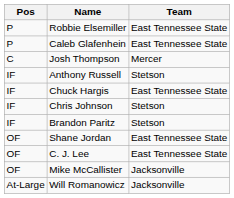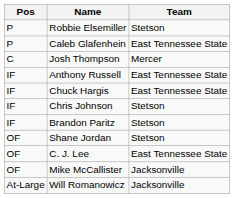(179, 28) East Tennessee State -> (148, 28) Stetson
(148, 75) Stetson -> (179, 75) East Tennessee State
(179, 138) East Tennessee State -> (148, 138) Stetson
